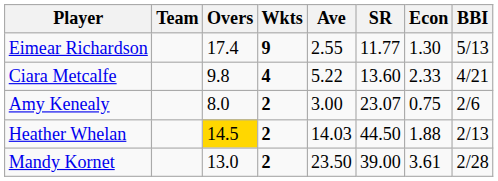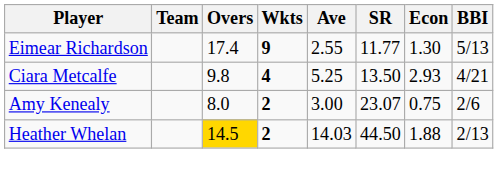(327, 76) 5.22 -> (327, 76) 5.25
(380, 76) 13.60 -> (380, 76) 13.50
(425, 76) 2.33 -> (425, 76) 2.93
- row: (62, 162)
